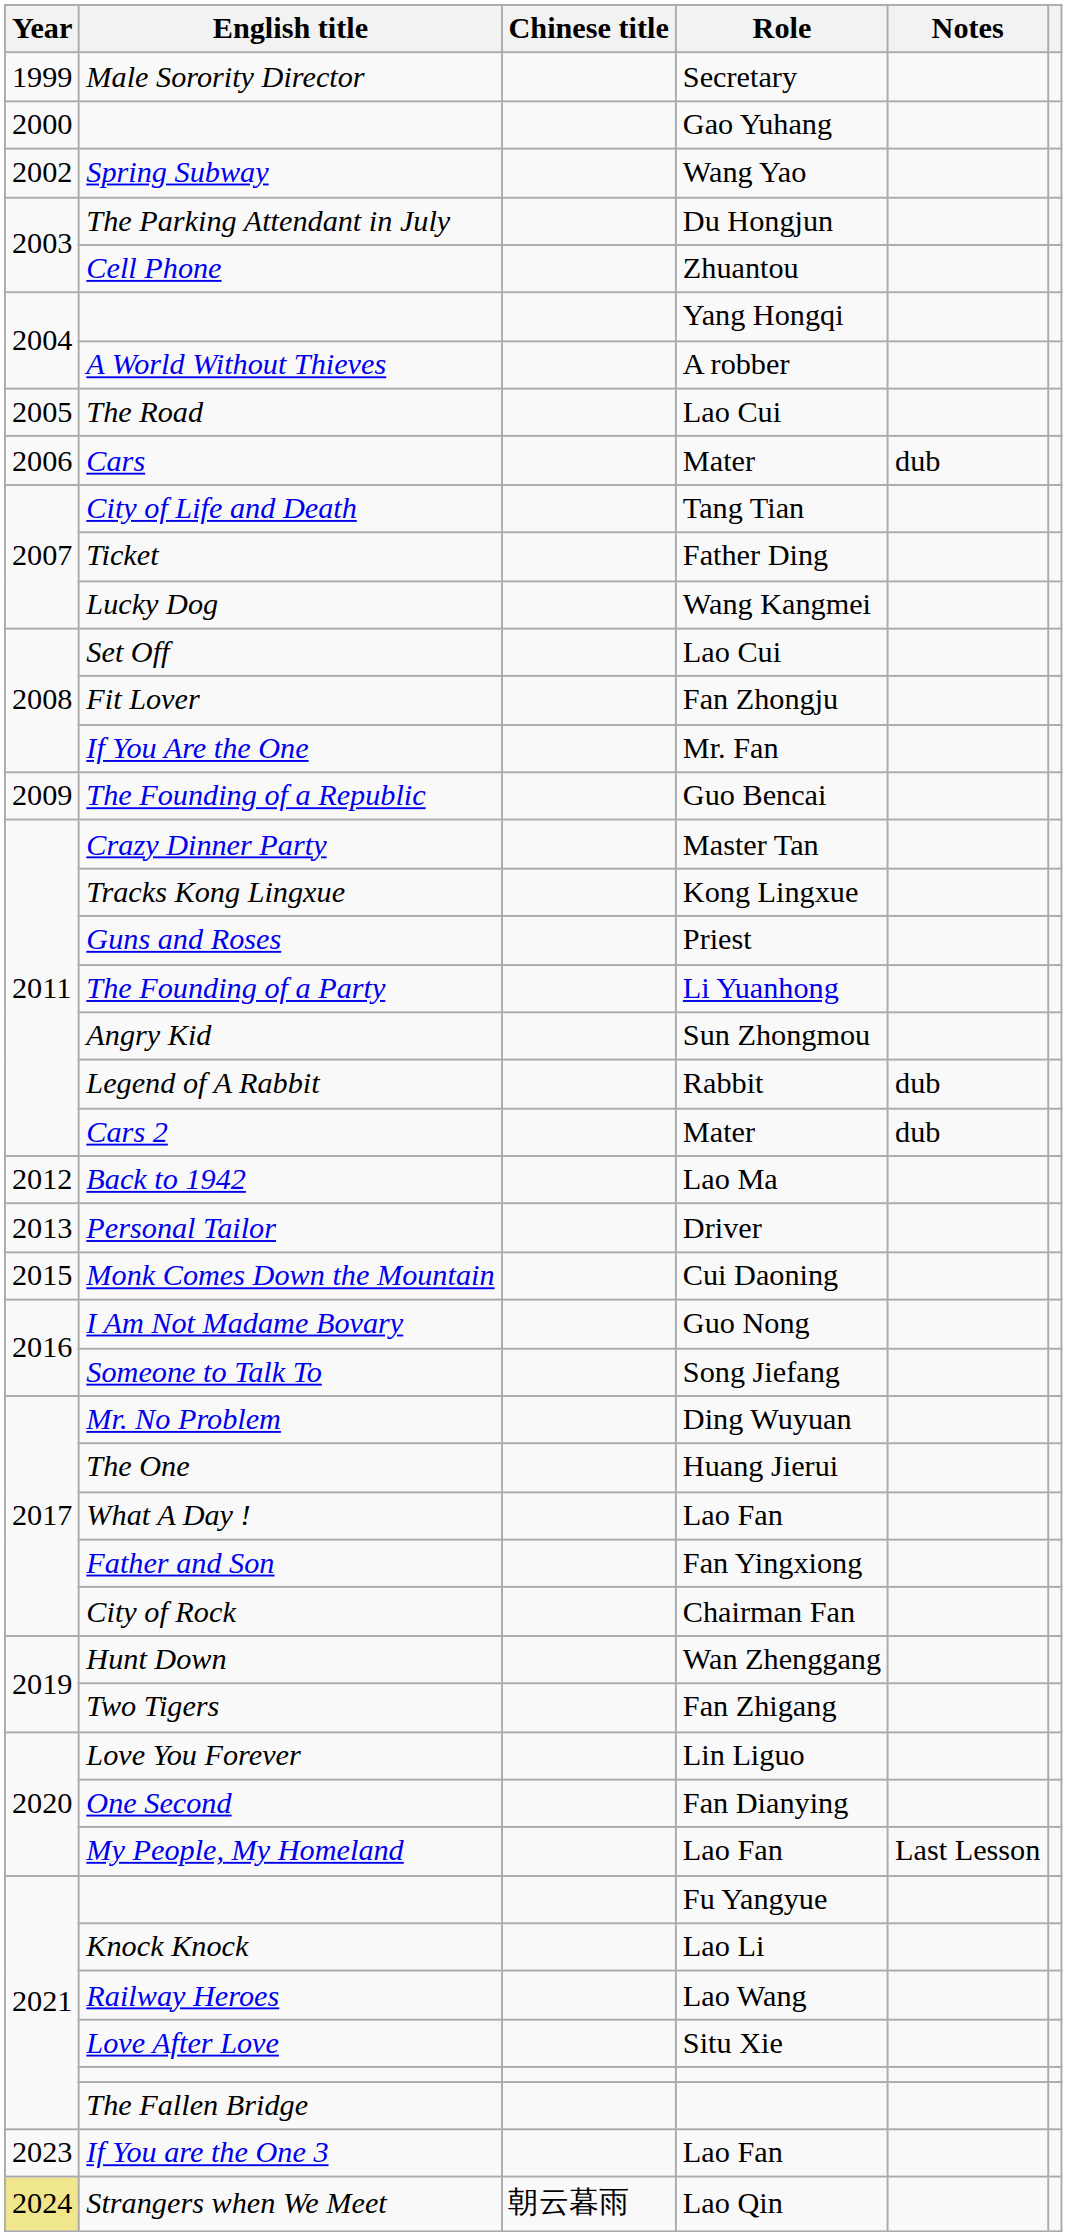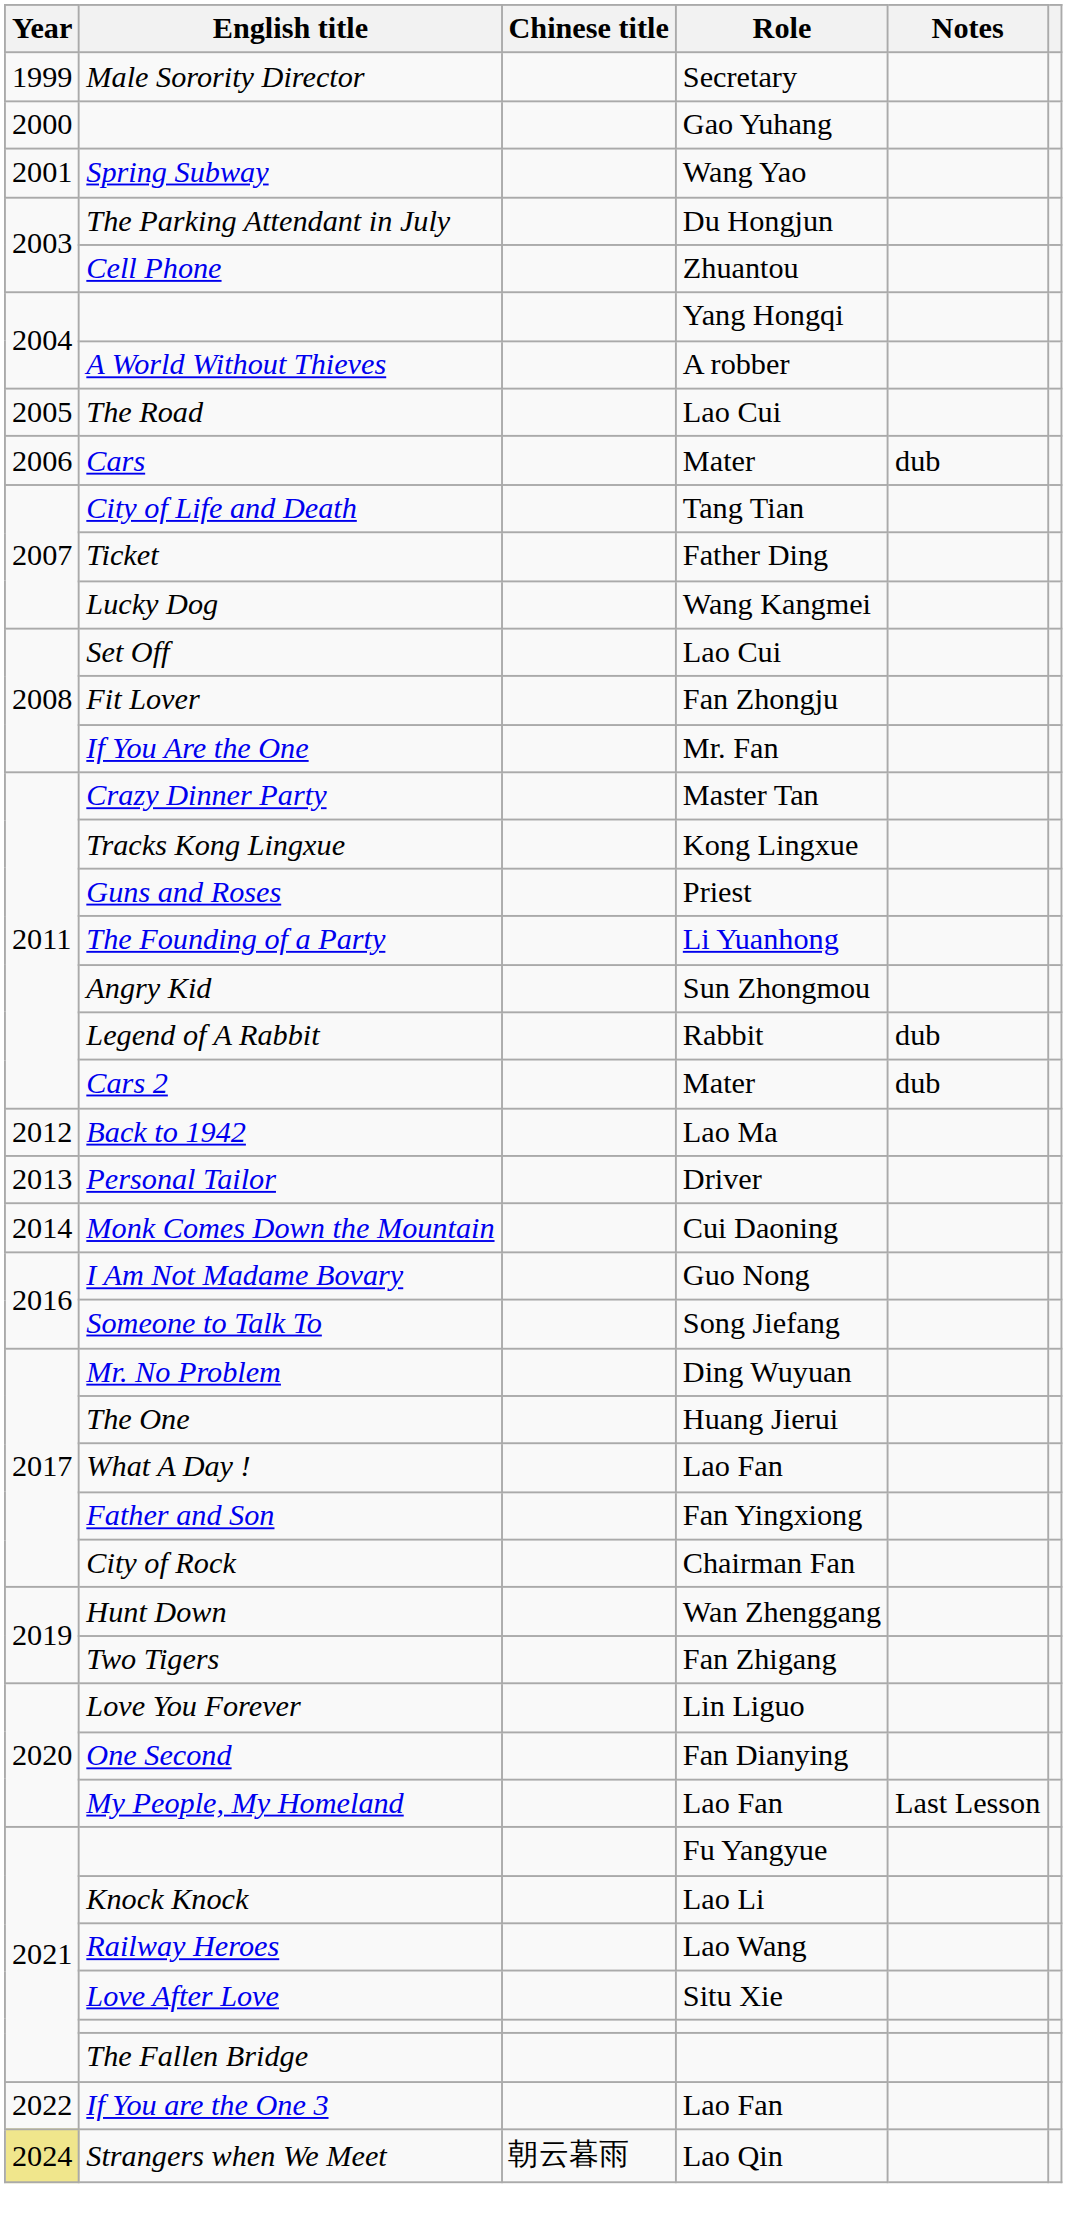(42, 172) 2002 -> (42, 172) 2001
- row: (256, 795)
(42, 1275) 2015 -> (42, 1227) 2014
(42, 2152) 2023 -> (42, 2104) 2022
